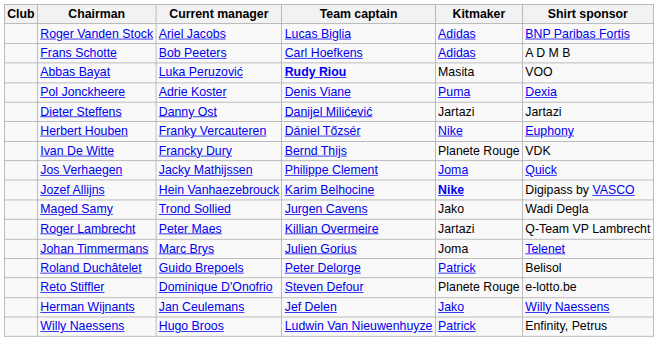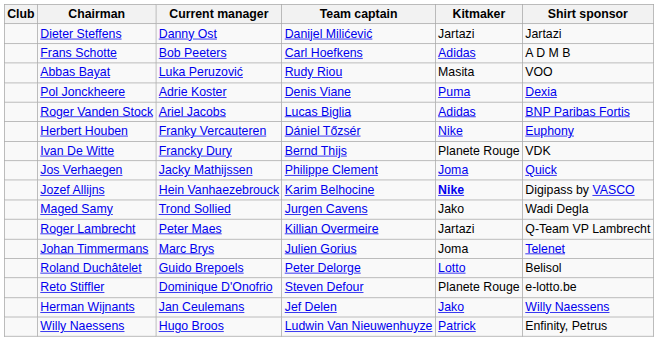rows swapped: (97, 33) <-> (81, 111)
(316, 72) bold -> (313, 72) normal
(457, 268) Patrick -> (452, 268) Lotto
